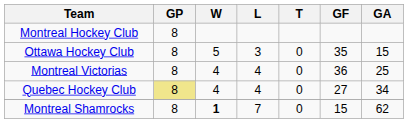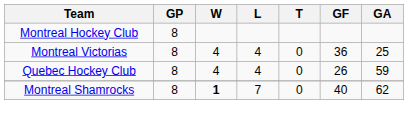- row: (79, 52)
(175, 90) khaki background -> (175, 71) no background
(341, 90) 27 -> (341, 71) 26
(382, 90) 34 -> (382, 71) 59
(341, 109) 15 -> (341, 90) 40
